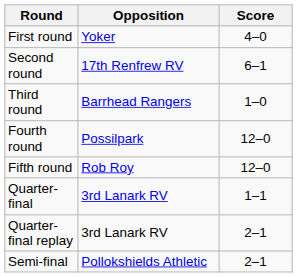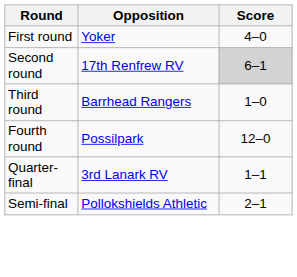(256, 65) no background -> (256, 65) lightgrey background
- row: (40, 167)
- row: (40, 232)
